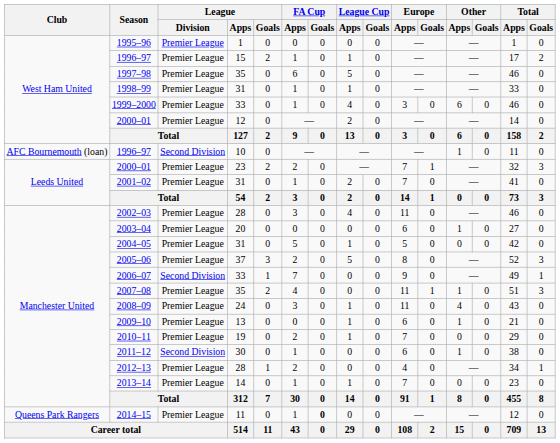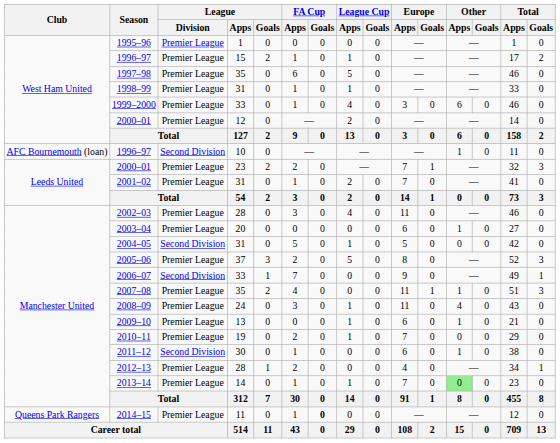(193, 244) Premier League -> (193, 244) Second Division
(459, 383) no background -> (459, 383) lightgreen background
